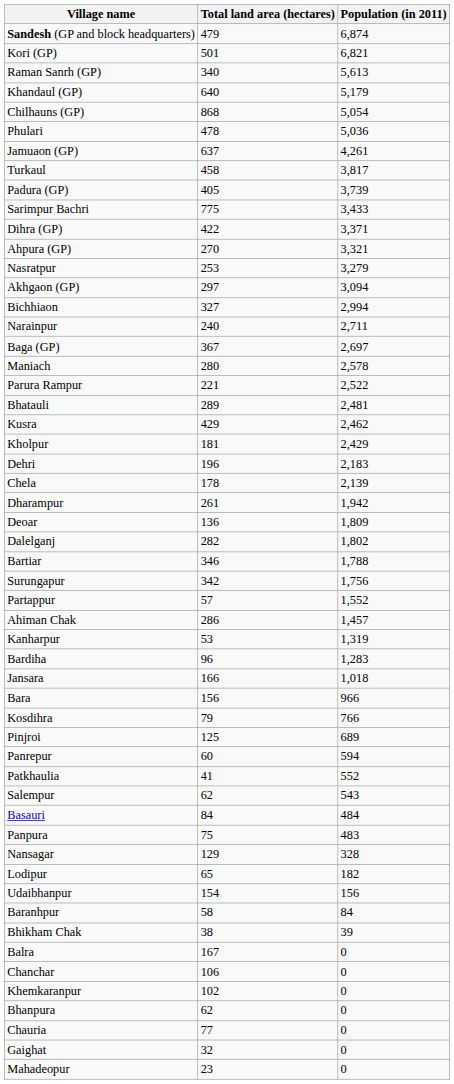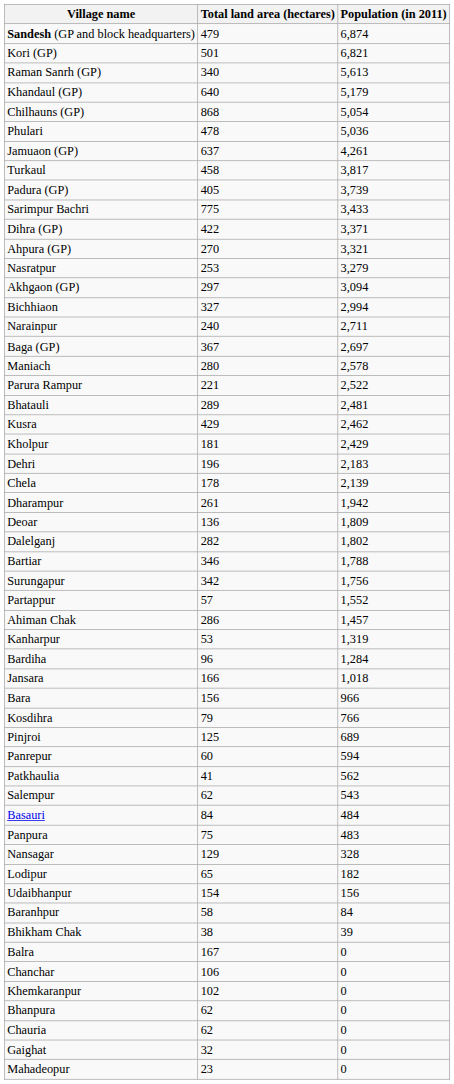(354, 659) 1,283 -> (354, 659) 1,284
(350, 776) 552 -> (350, 776) 562
(207, 1030) 77 -> (207, 1030) 62
